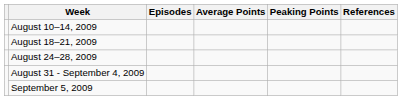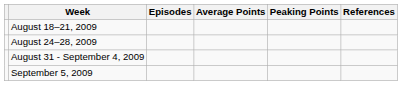- row: (54, 27)
